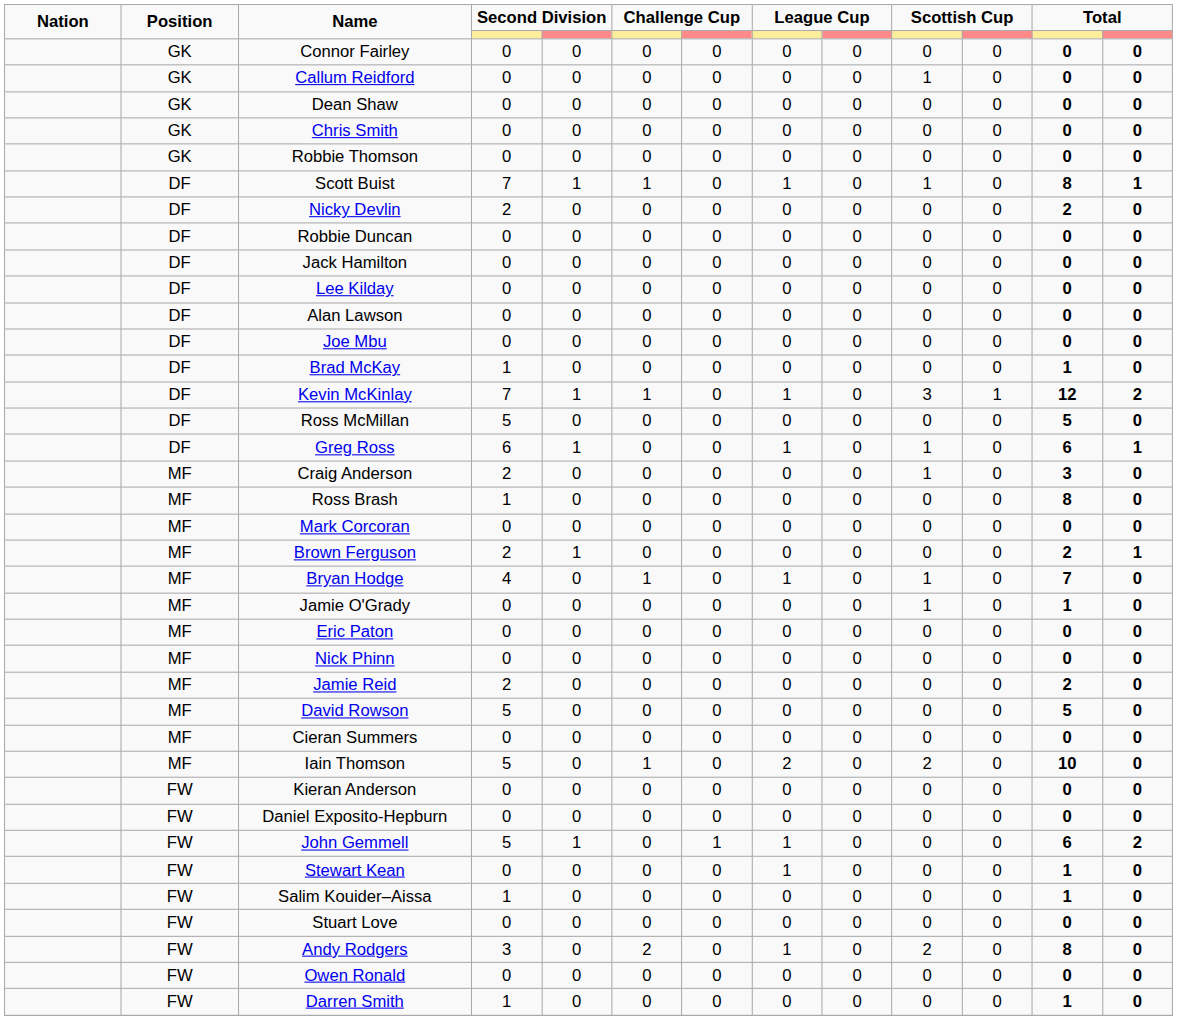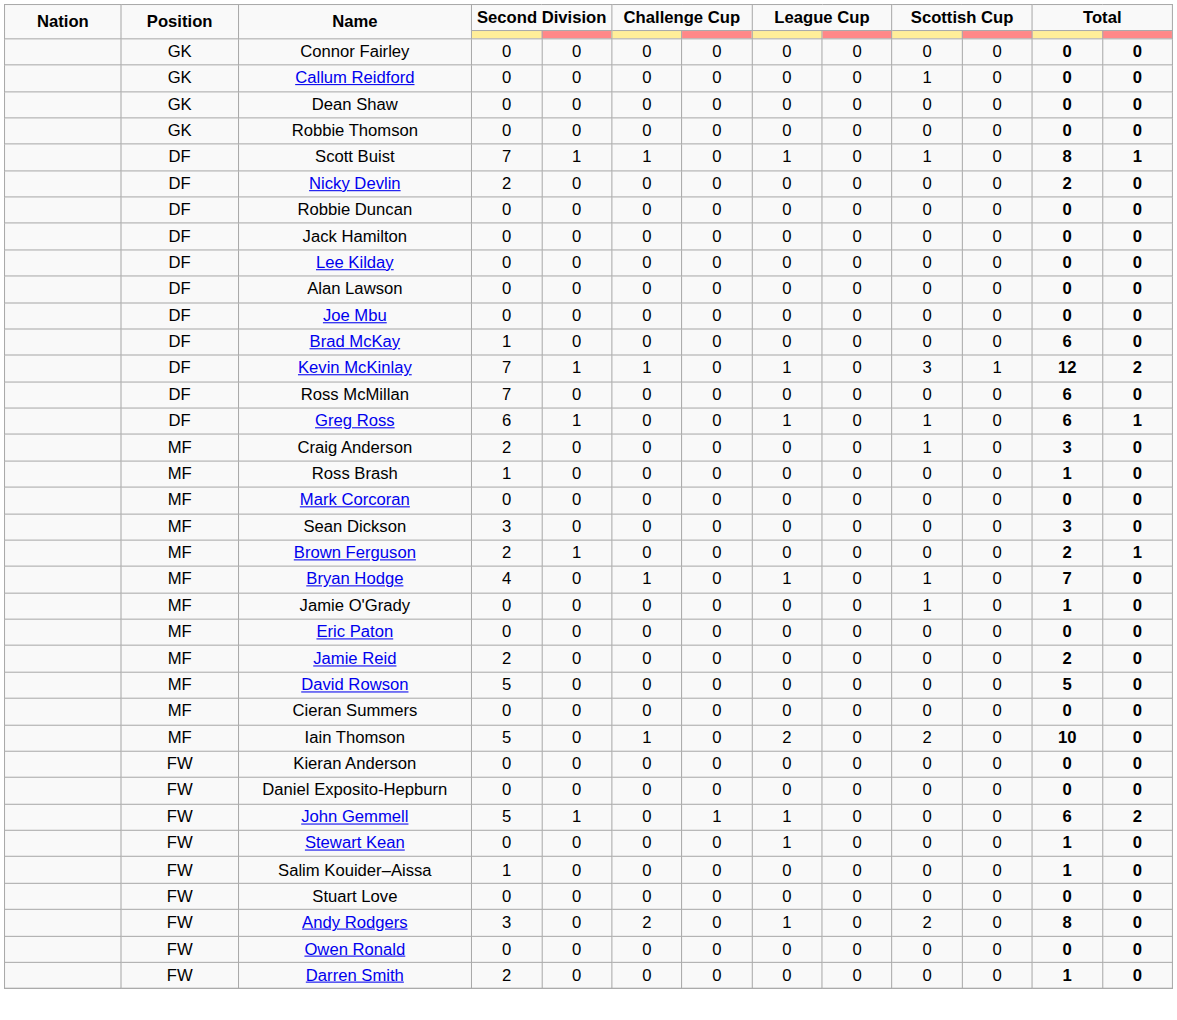- row: (355, 130)
(1067, 368) 1 -> (1067, 342) 6
(507, 421) 5 -> (507, 394) 7
(1067, 421) 5 -> (1067, 394) 6
(1067, 500) 8 -> (1067, 473) 1
+ row: (355, 526)
- row: (355, 658)
(507, 1001) 1 -> (507, 975) 2
